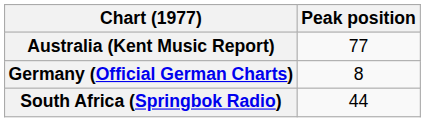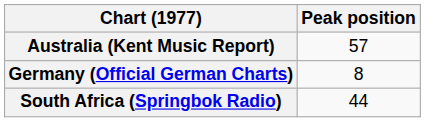(359, 46) 77 -> (359, 46) 57
